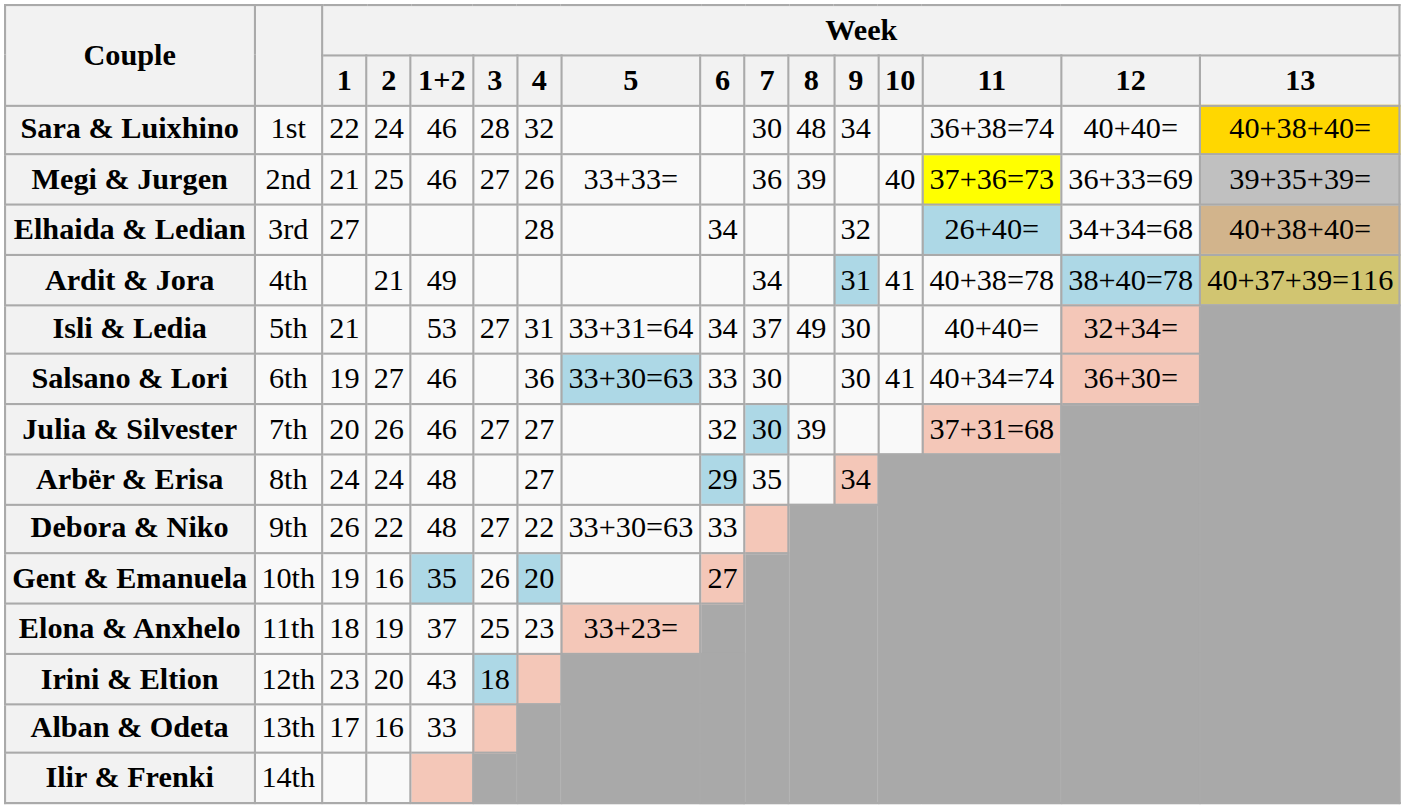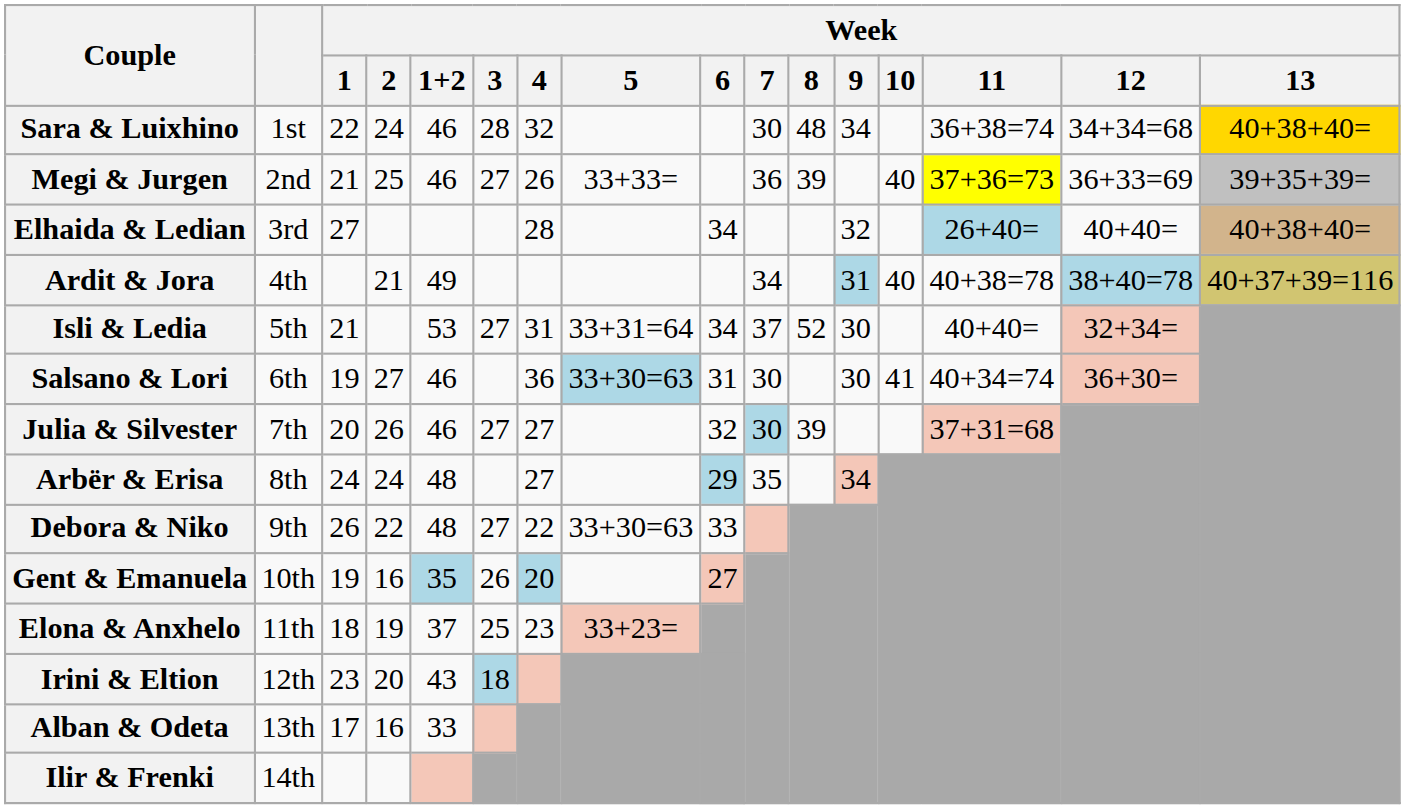(1131, 129) 40+40= -> (1131, 129) 34+34=68
(1131, 229) 34+34=68 -> (1131, 229) 40+40=
(900, 279) 41 -> (900, 279) 40
(811, 329) 49 -> (811, 329) 52
(723, 378) 33 -> (723, 378) 31
